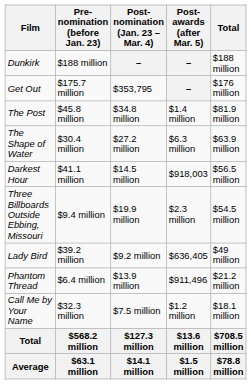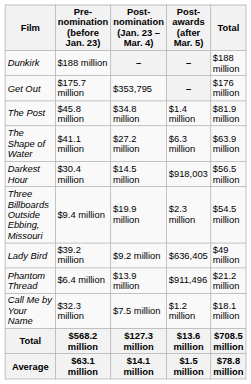(71, 144) $30.4 million -> (71, 144) $41.1 million
(71, 174) $41.1 million -> (71, 174) $30.4 million
